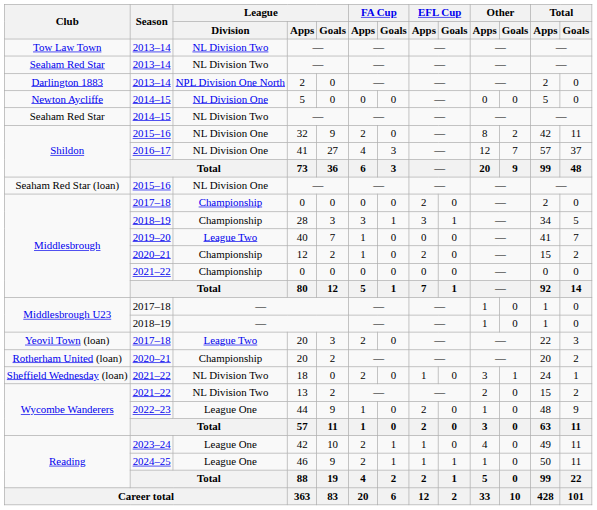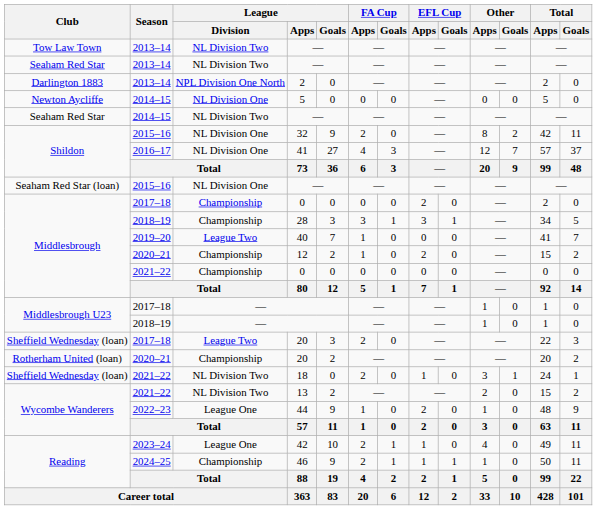(67, 340) Yeovil Town (loan) -> (67, 340) Sheffield Wednesday (loan)
(230, 461) League One -> (230, 461) Championship
